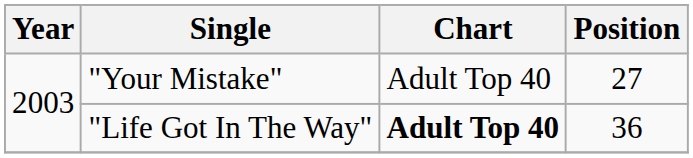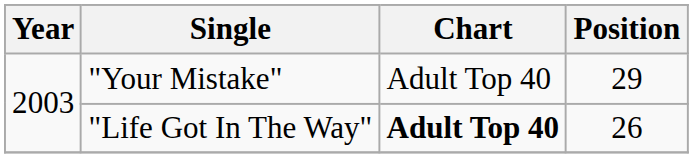(627, 78) 27 -> (627, 78) 29
(627, 127) 36 -> (627, 127) 26
